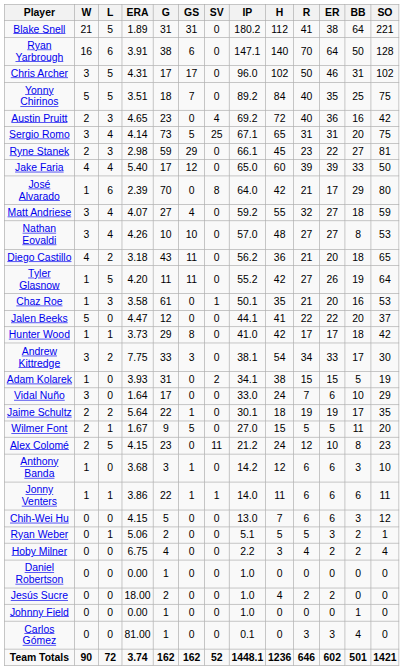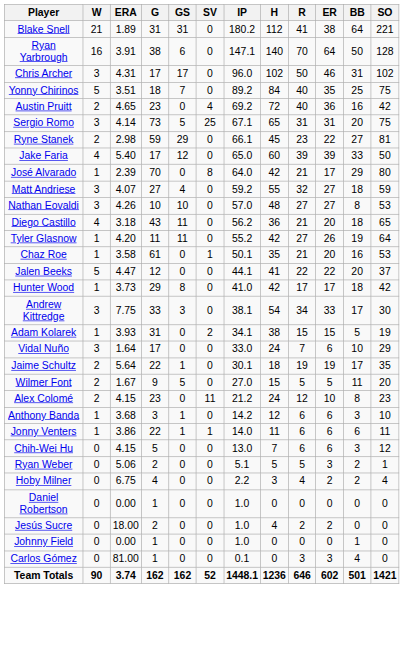- column: (110, 12)
